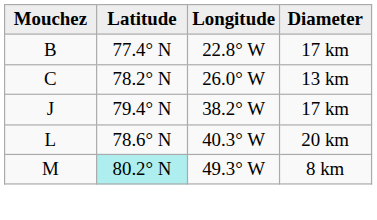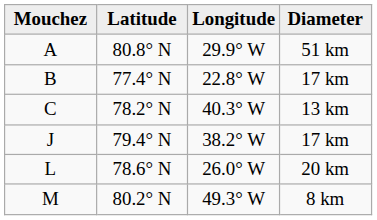+ row: (50, 49)
(234, 79) 26.0° W -> (234, 109) 40.3° W
(234, 139) 40.3° W -> (234, 169) 26.0° W
(142, 169) paleturquoise background -> (142, 199) no background
